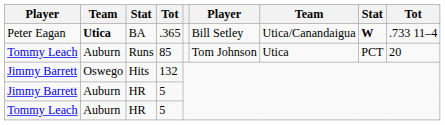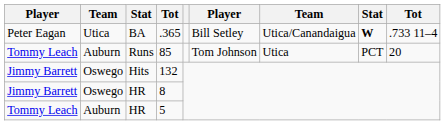(97, 33) bold -> (96, 33) normal
(102, 91) Auburn -> (103, 91) Oswego
(162, 91) 5 -> (162, 91) 8
